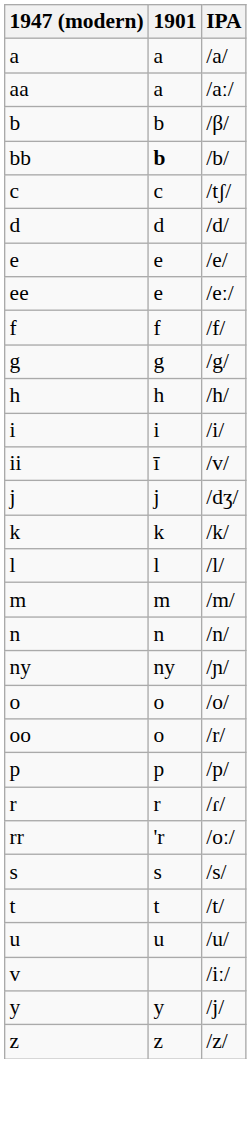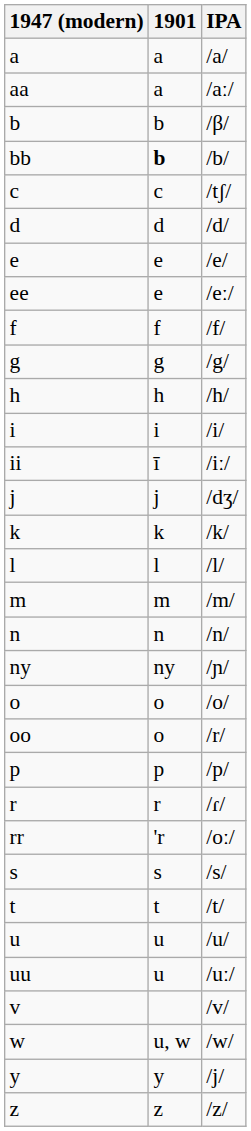(218, 463) /v/ -> (218, 463) /iː/
+ row: (20, 973)
(218, 973) /iː/ -> (218, 1007) /v/
+ row: (17, 1041)
